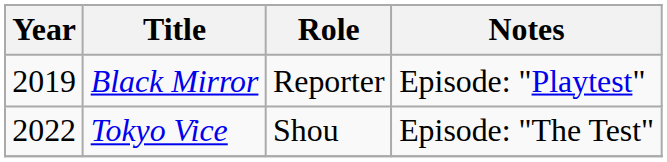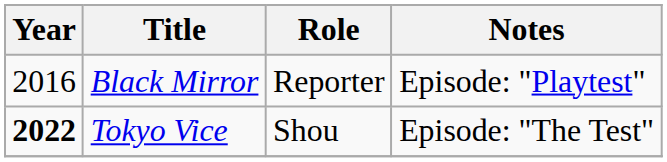(44, 80) 2019 -> (44, 80) 2016
(44, 130) normal -> (44, 130) bold
